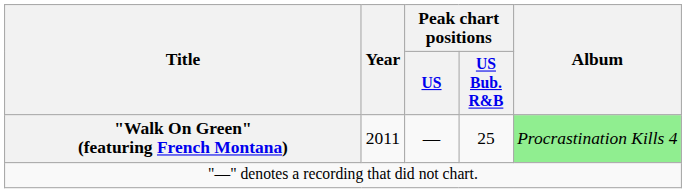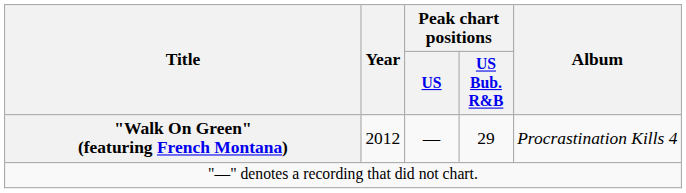(383, 138) 2011 -> (383, 138) 2012
(486, 138) 25 -> (486, 138) 29
(597, 138) lightgreen background -> (597, 138) no background
